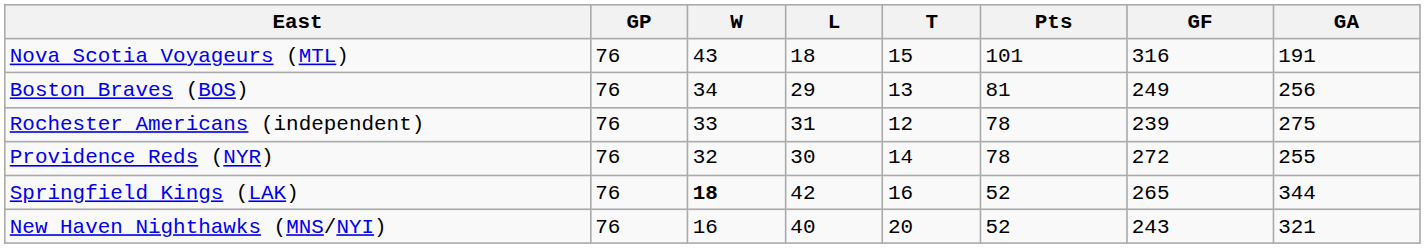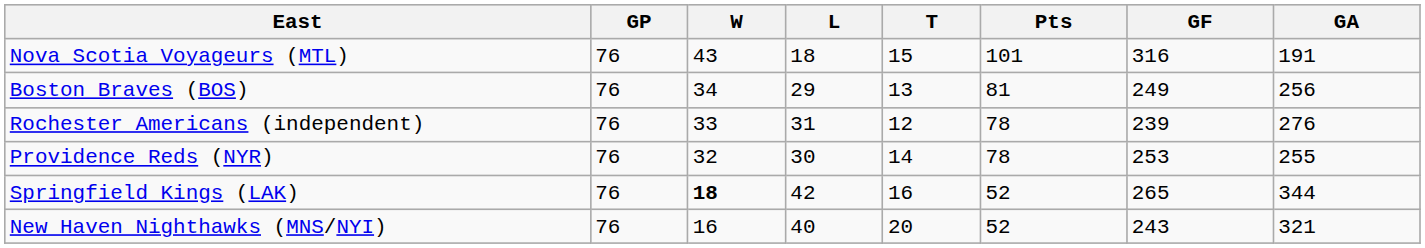(1297, 124) 275 -> (1297, 124) 276
(1151, 158) 272 -> (1151, 158) 253
